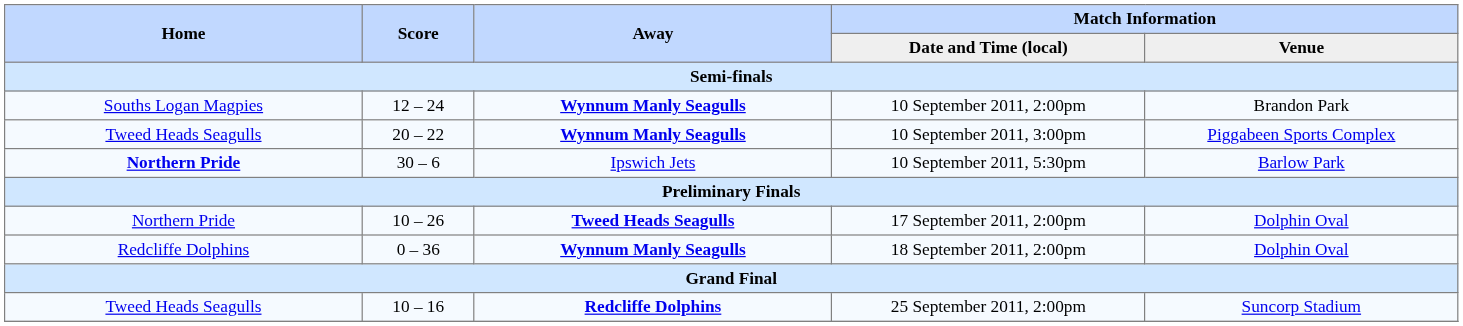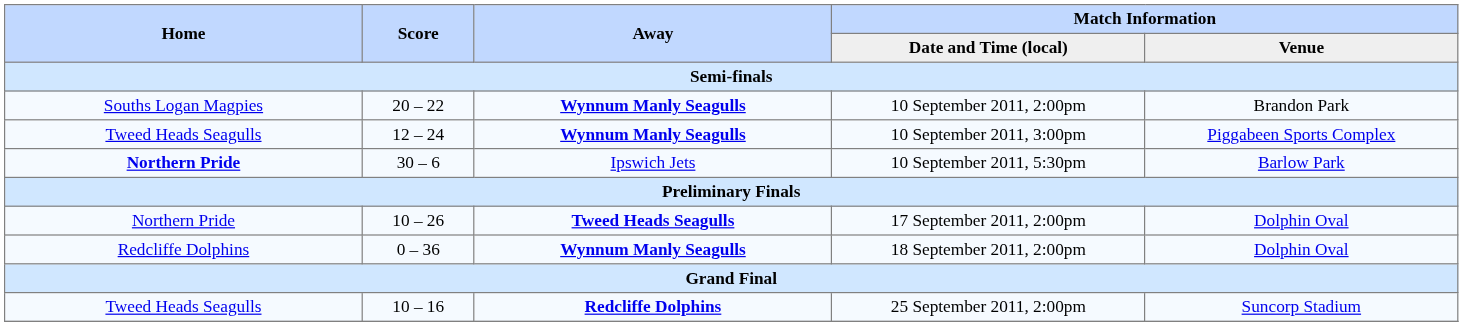(418, 105) 12 – 24 -> (418, 105) 20 – 22
(418, 134) 20 – 22 -> (418, 134) 12 – 24
